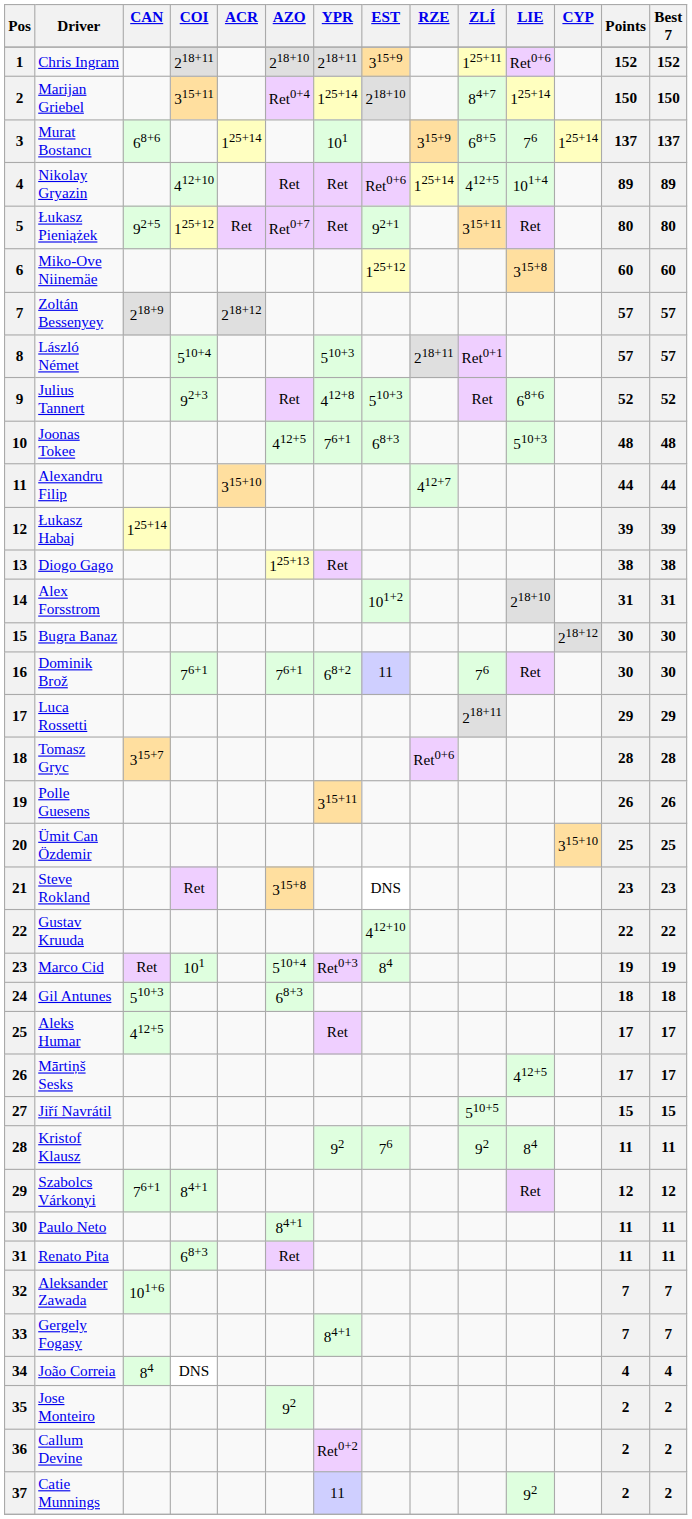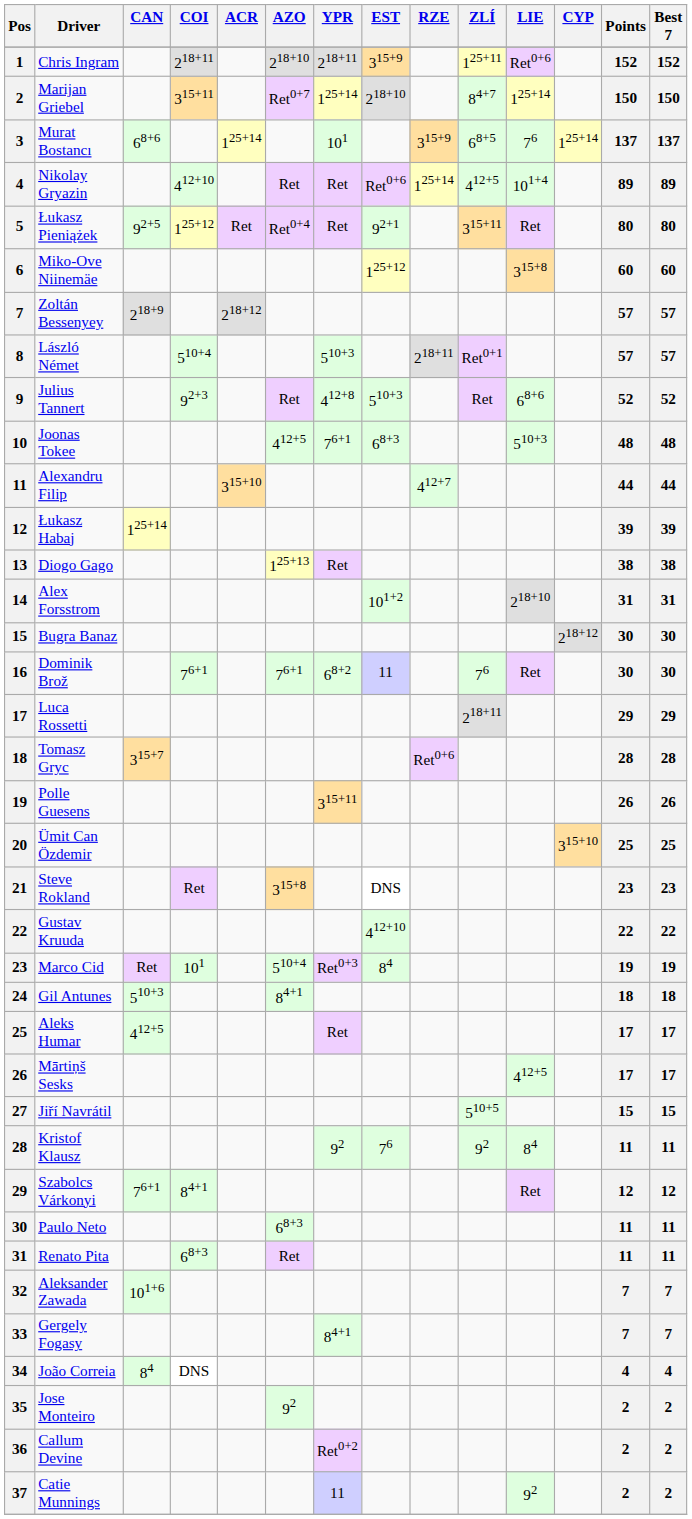(289, 97) Ret0+4 -> (289, 97) Ret0+7
(289, 226) Ret0+7 -> (289, 226) Ret0+4
(289, 995) 68+3 -> (289, 995) 84+1
(289, 1226) 84+1 -> (289, 1226) 68+3
